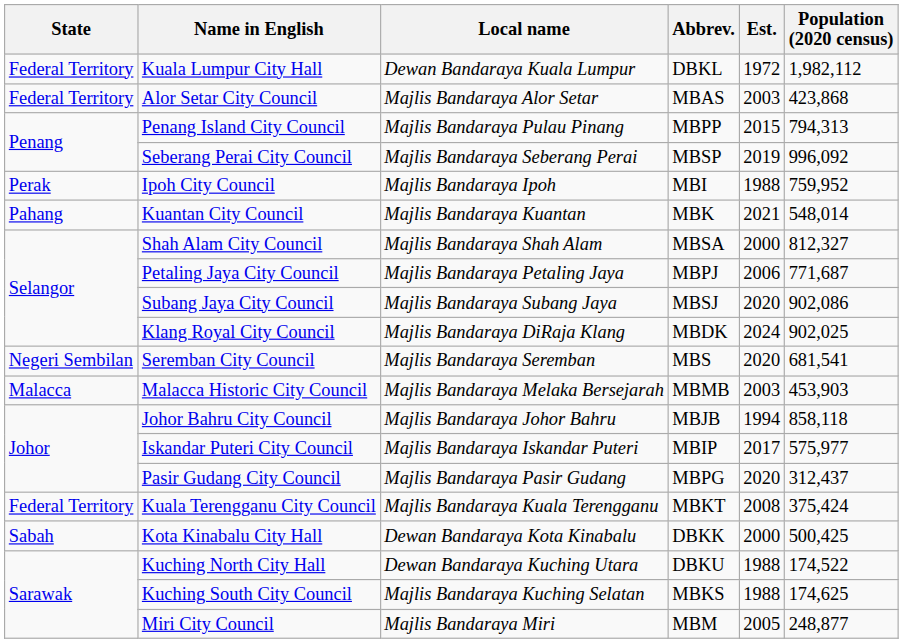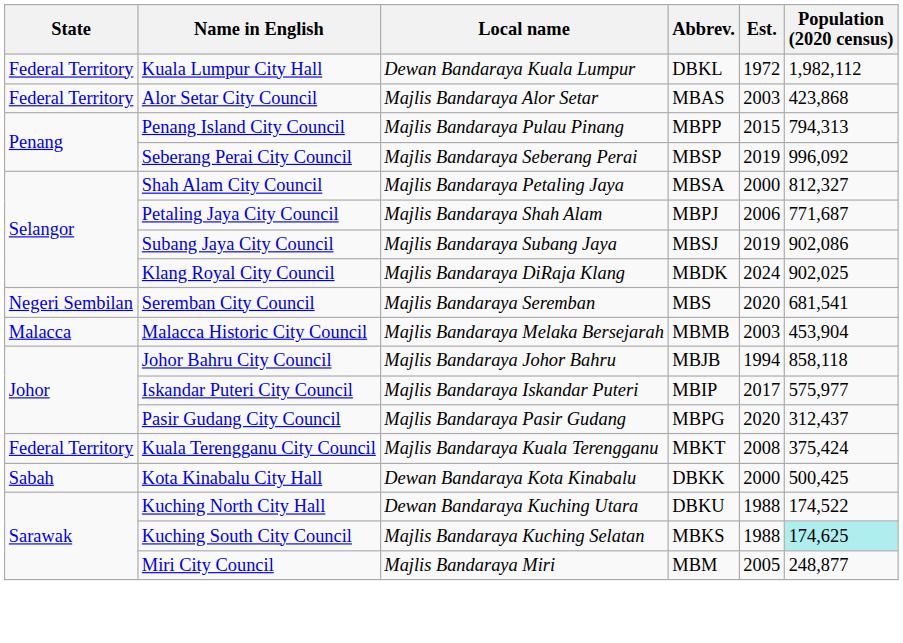- row: (208, 185)
- row: (223, 214)
(493, 244) Majlis Bandaraya Shah Alam -> (504, 185) Majlis Bandaraya Petaling Jaya
(504, 273) Majlis Bandaraya Petaling Jaya -> (493, 214) Majlis Bandaraya Shah Alam
(762, 302) 2020 -> (762, 244) 2019
(819, 389) 453,903 -> (819, 331) 453,904
(819, 594) no background -> (819, 535) paleturquoise background
